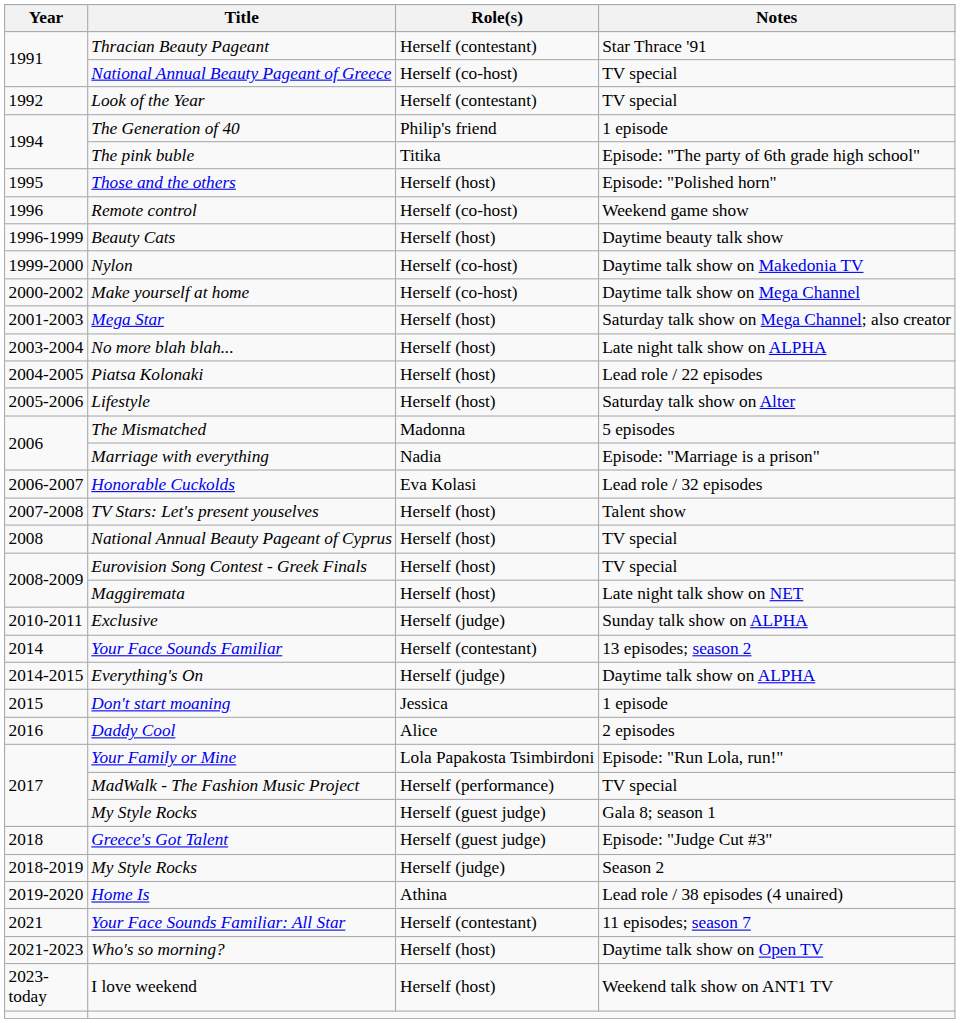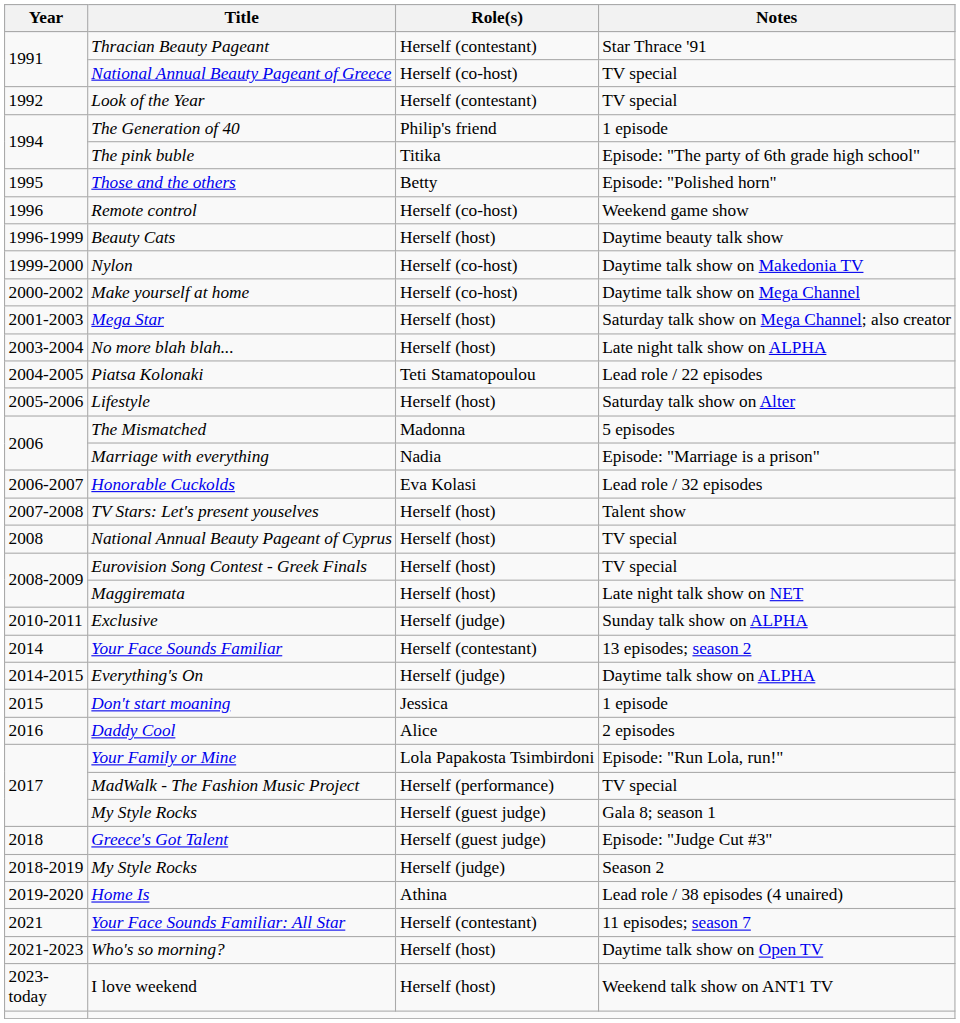(448, 182) Herself (host) -> (419, 182) Betty
(448, 374) Herself (host) -> (468, 374) Teti Stamatopoulou
